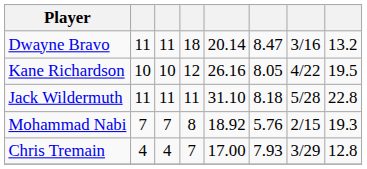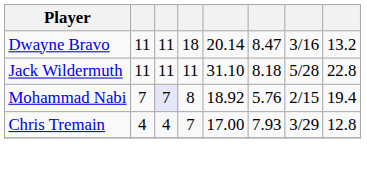- row: (66, 71)
(167, 124) no background -> (166, 97) lavender background
(343, 124) 19.3 -> (342, 97) 19.4
